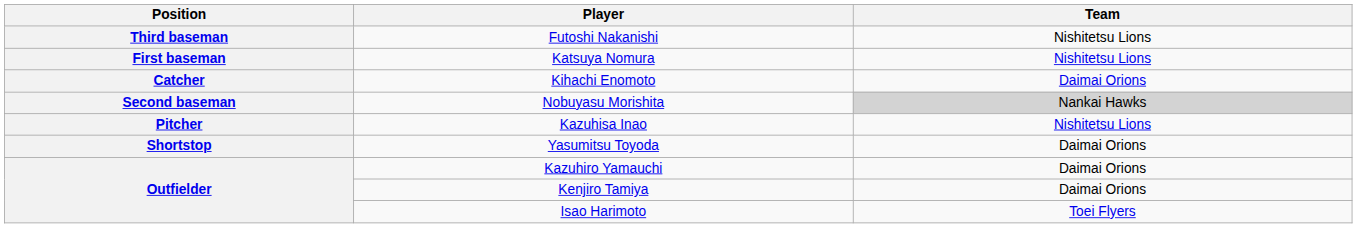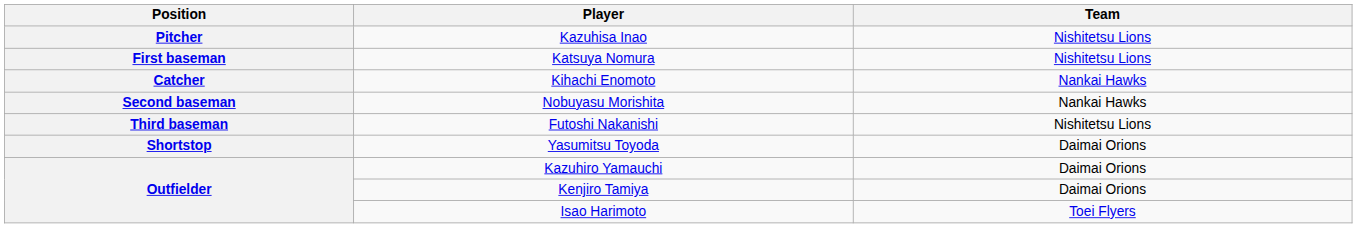rows swapped: (603, 124) <-> (603, 37)
(1102, 80) Daimai Orions -> (1102, 80) Nankai Hawks
(1102, 102) lightgrey background -> (1102, 102) no background
